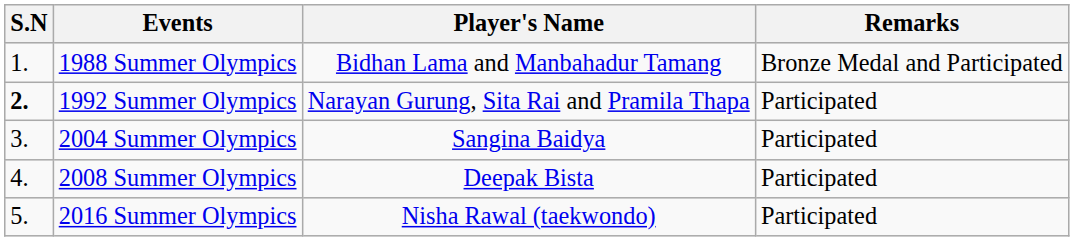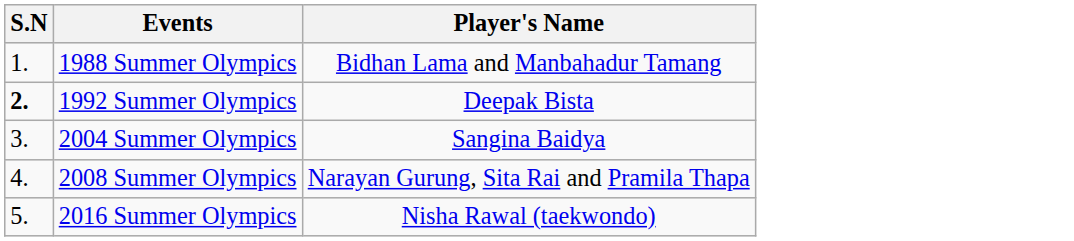- column: (912, 23)
(529, 100) Narayan Gurung, Sita Rai and Pramila Thapa -> (529, 100) Deepak Bista
(529, 178) Deepak Bista -> (529, 178) Narayan Gurung, Sita Rai and Pramila Thapa
